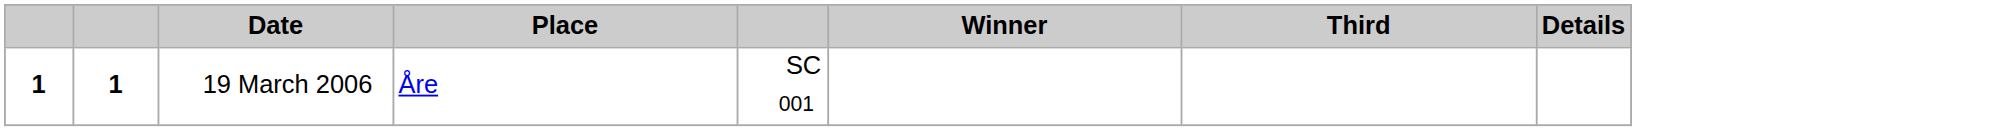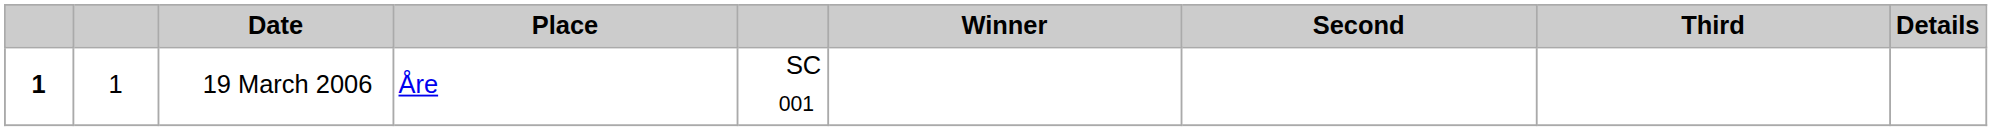+ column: (1359, 25)
(115, 84) bold -> (115, 84) normal
